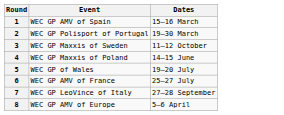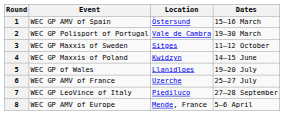+ column: (182, 10)
